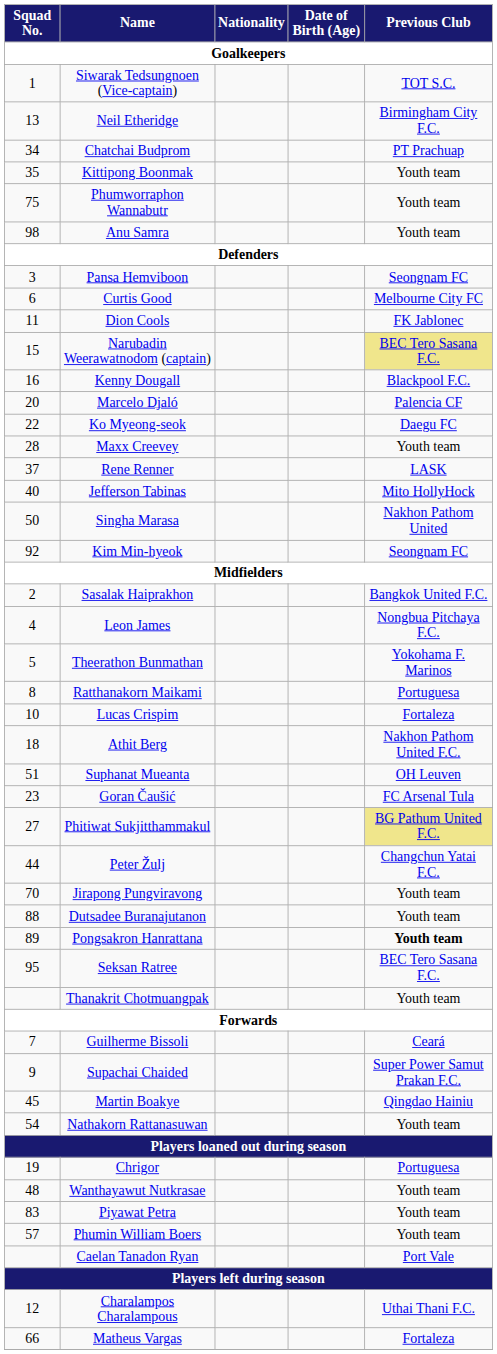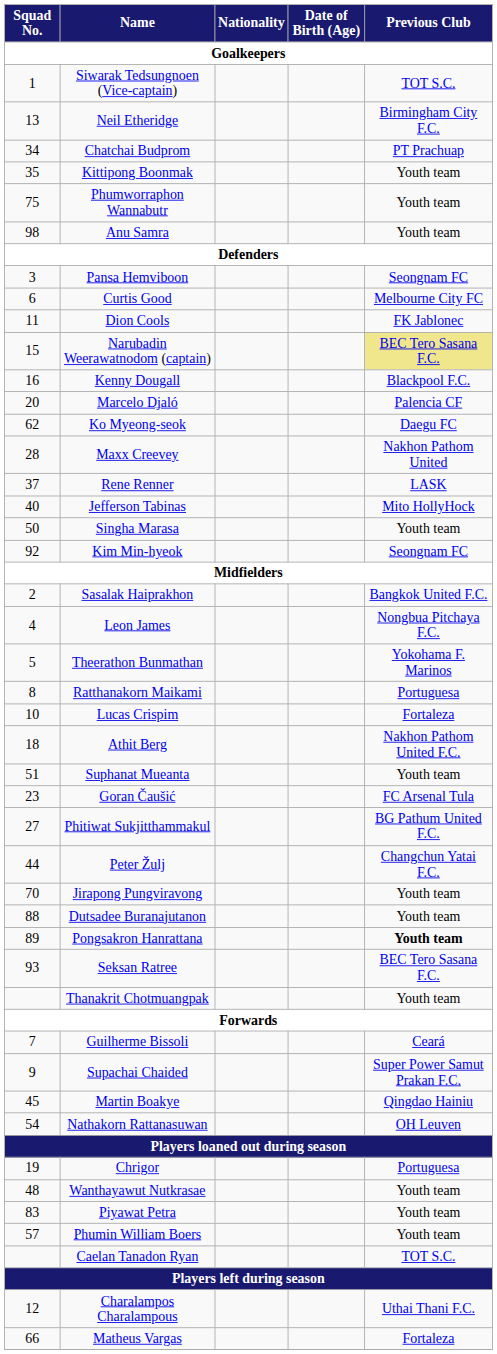(32, 424) 22 -> (32, 424) 62
(428, 447) Youth team -> (428, 454) Nakhon Pathom United
(428, 521) Nakhon Pathom United -> (428, 528) Youth team
(428, 774) OH Leuven -> (428, 774) Youth team
(428, 826) khaki background -> (428, 826) no background
(32, 968) 95 -> (32, 968) 93
(428, 1124) Youth team -> (428, 1124) OH Leuven
(428, 1256) Port Vale -> (428, 1256) TOT S.C.
